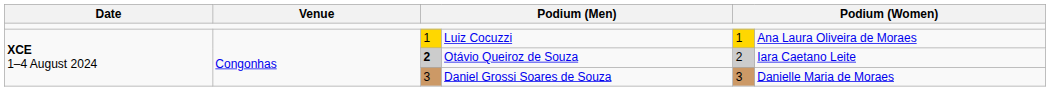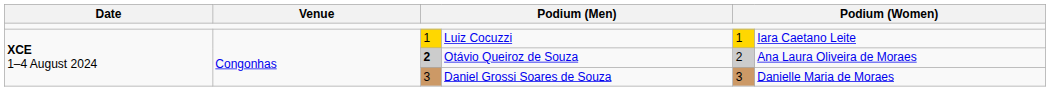(837, 38) Ana Laura Oliveira de Moraes -> (807, 38) Iara Caetano Leite
(807, 57) Iara Caetano Leite -> (837, 57) Ana Laura Oliveira de Moraes
